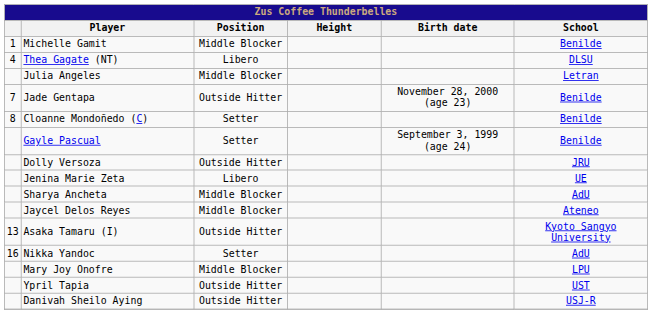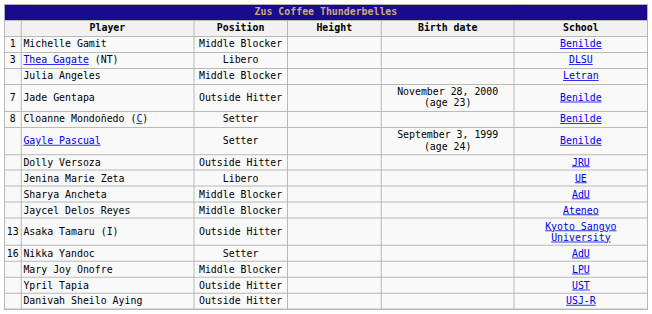(13, 61) 4 -> (13, 61) 3
